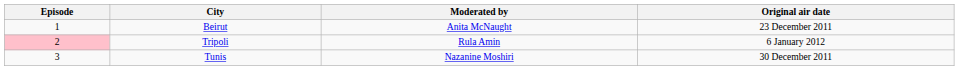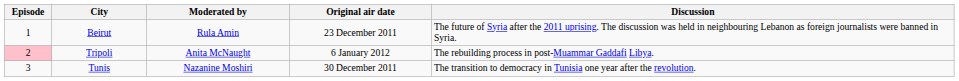+ column: (693, 12)
(479, 27) Anita McNaught -> (218, 32) Rula Amin
(479, 42) Rula Amin -> (218, 53) Anita McNaught
